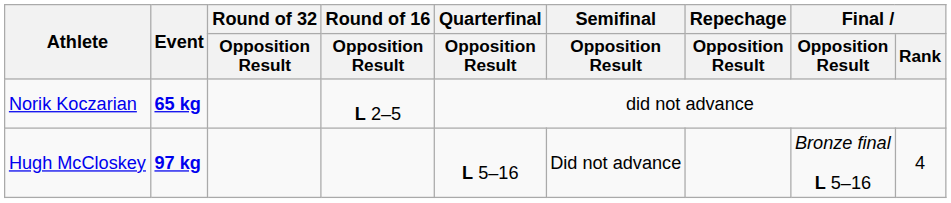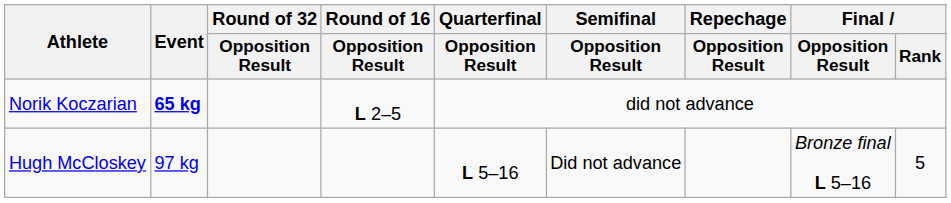(178, 163) bold -> (177, 163) normal
(920, 163) 4 -> (920, 163) 5
